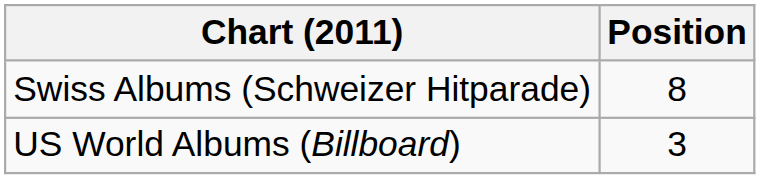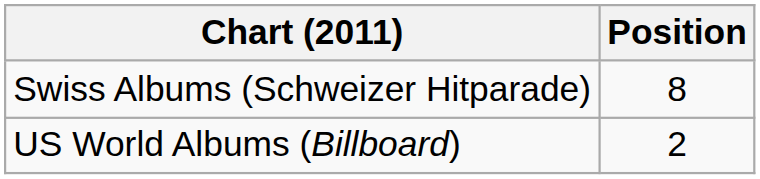(677, 144) 3 -> (677, 144) 2
